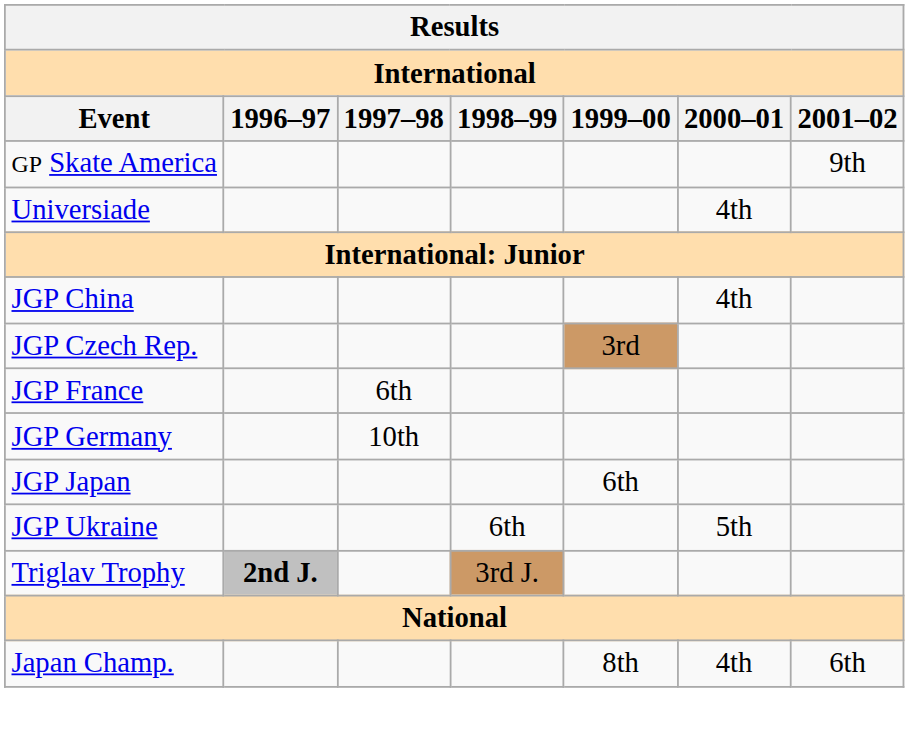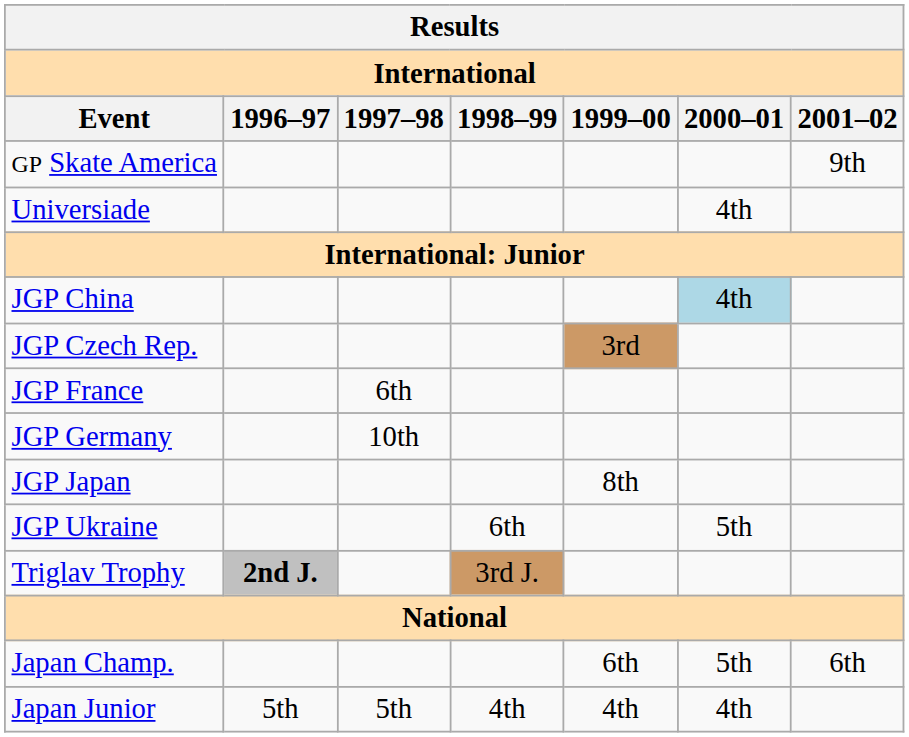(734, 299) no background -> (734, 299) lightblue background
(621, 481) 6th -> (621, 481) 8th
(621, 663) 8th -> (621, 663) 6th
(734, 663) 4th -> (734, 663) 5th
+ row: (83, 708)
